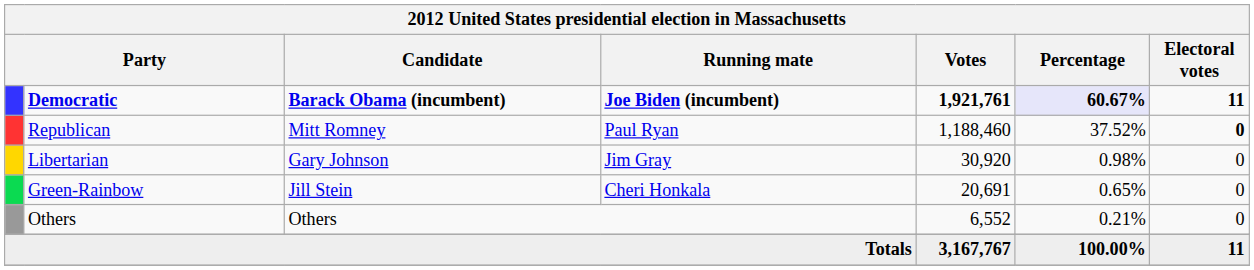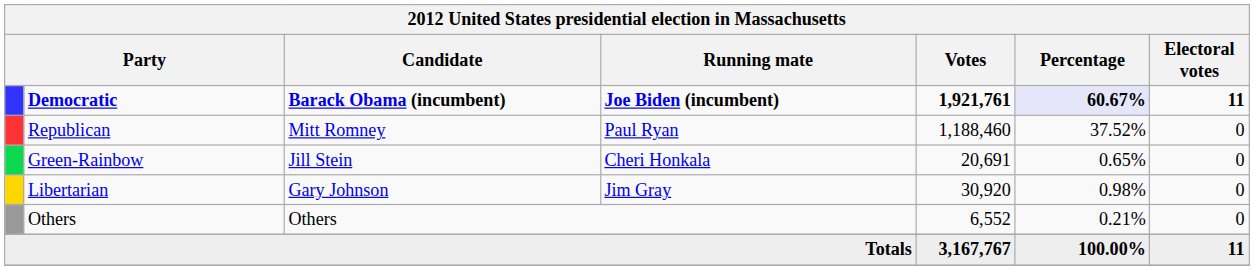(1240, 130) bold -> (1240, 130) normal
rows swapped: (68, 160) <-> (86, 190)
